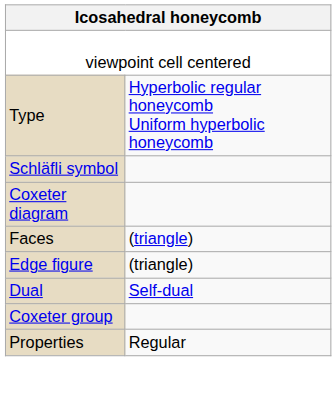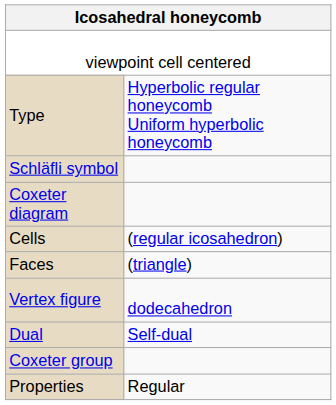+ row: (27, 238)
- row: (51, 264)
+ row: (55, 299)
